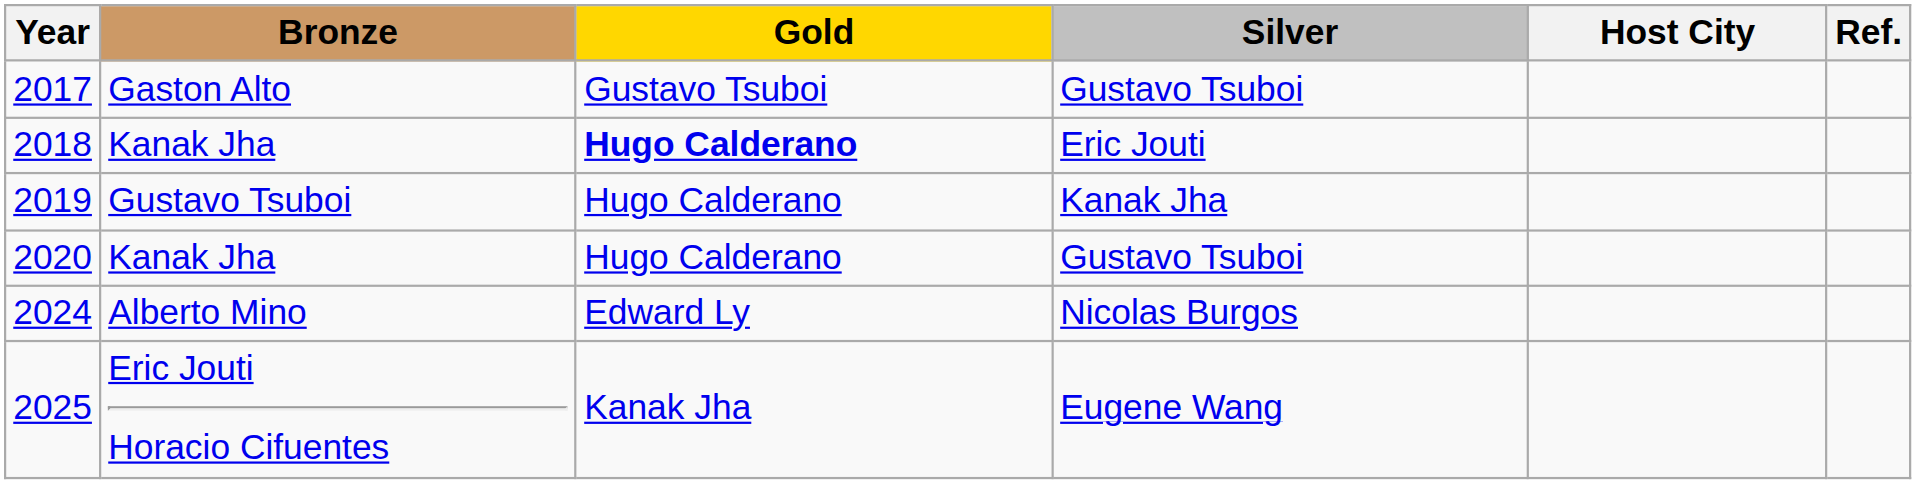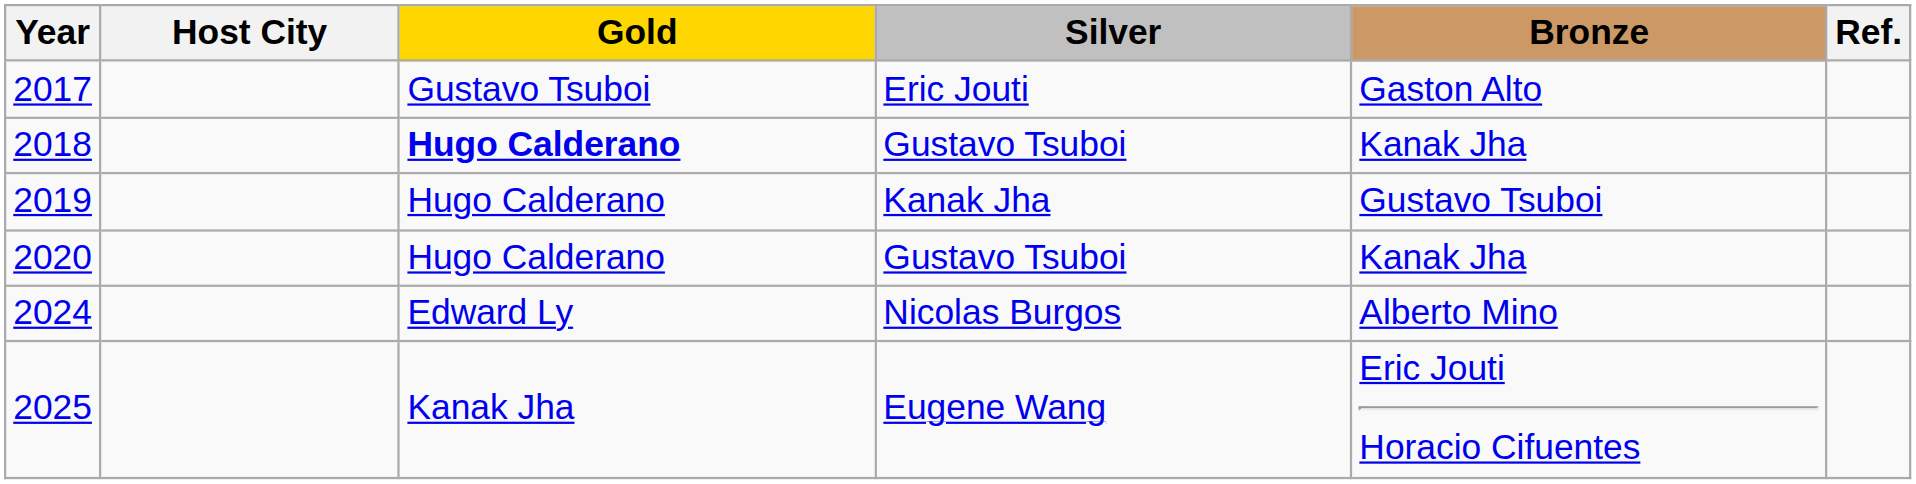columns swapped: (1678, 32) <-> (338, 32)
(1182, 88) Gustavo Tsuboi -> (956, 88) Eric Jouti
(1133, 144) Eric Jouti -> (1005, 144) Gustavo Tsuboi
